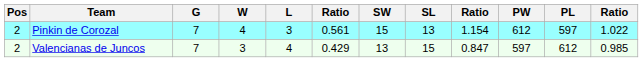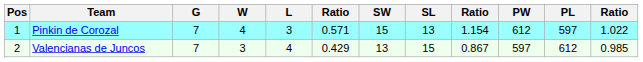(17, 30) 2 -> (17, 30) 1
(335, 30) 0.561 -> (335, 30) 0.571
(475, 48) 0.847 -> (475, 48) 0.867
